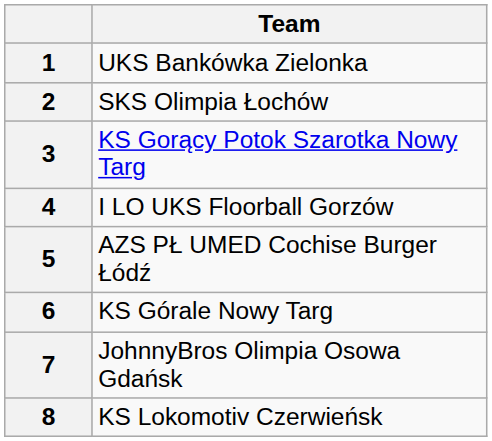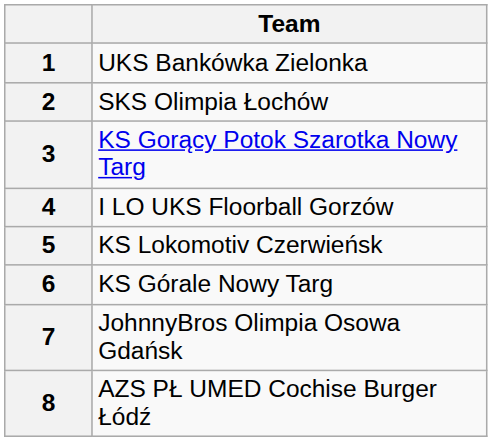(268, 259) AZS PŁ UMED Cochise Burger Łódź -> (240, 245) KS Lokomotiv Czerwieńsk
(240, 417) KS Lokomotiv Czerwieńsk -> (268, 403) AZS PŁ UMED Cochise Burger Łódź
